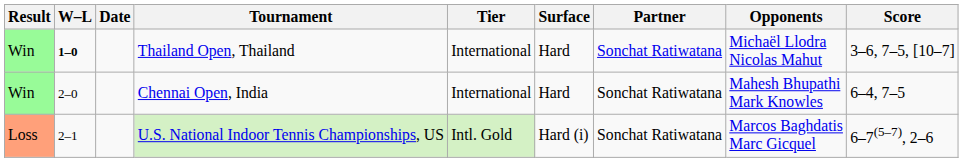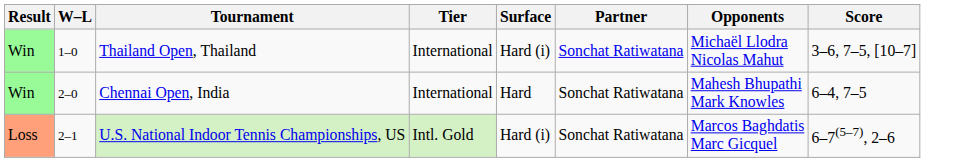- column: (115, 16)
(68, 50) bold -> (68, 51) normal
(554, 50) Hard -> (525, 50) Hard (i)
